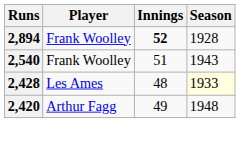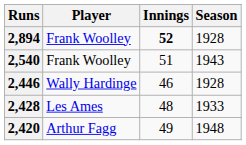+ row: (24, 83)
(204, 83) lightyellow background -> (210, 106) no background
